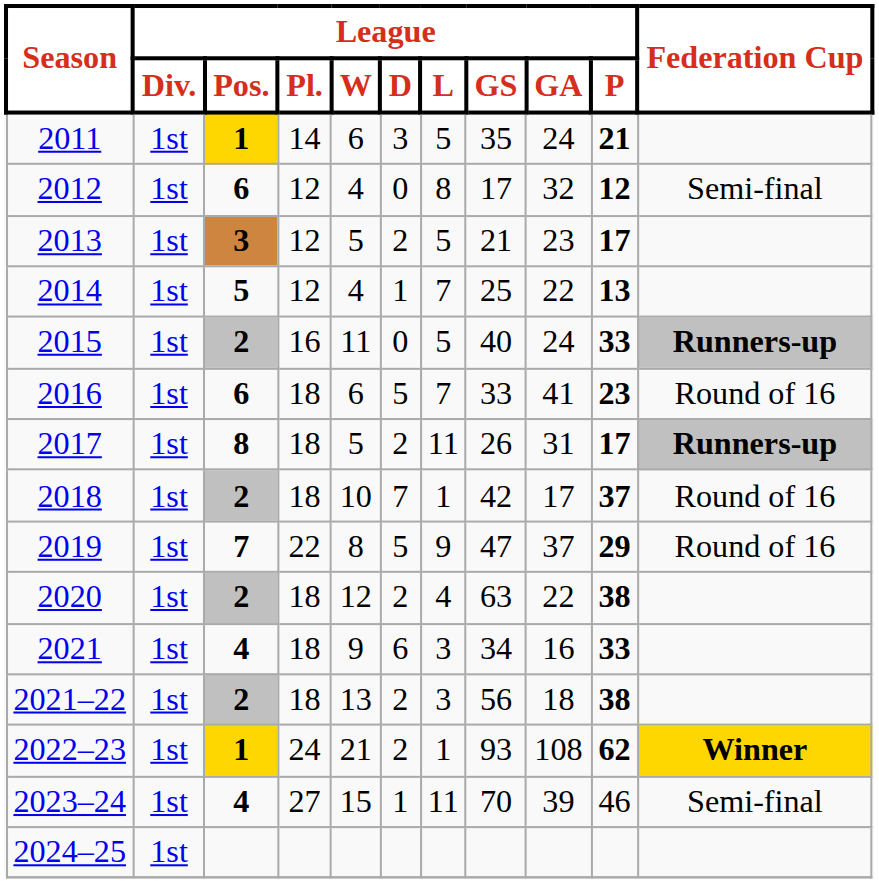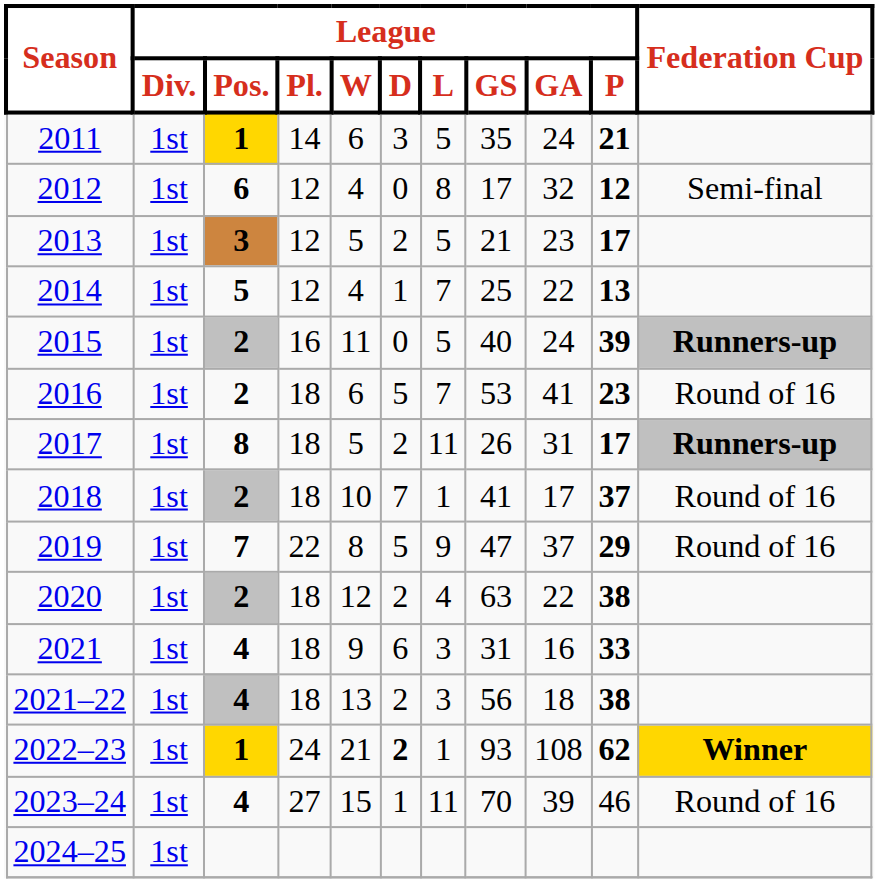(614, 342) 33 -> (614, 342) 39
(241, 393) 6 -> (241, 393) 2
(496, 393) 33 -> (496, 393) 53
(496, 495) 42 -> (496, 495) 41
(496, 648) 34 -> (496, 648) 31
(241, 699) 2 -> (241, 699) 4
(400, 750) normal -> (400, 750) bold
(755, 801) Semi-final -> (755, 801) Round of 16
